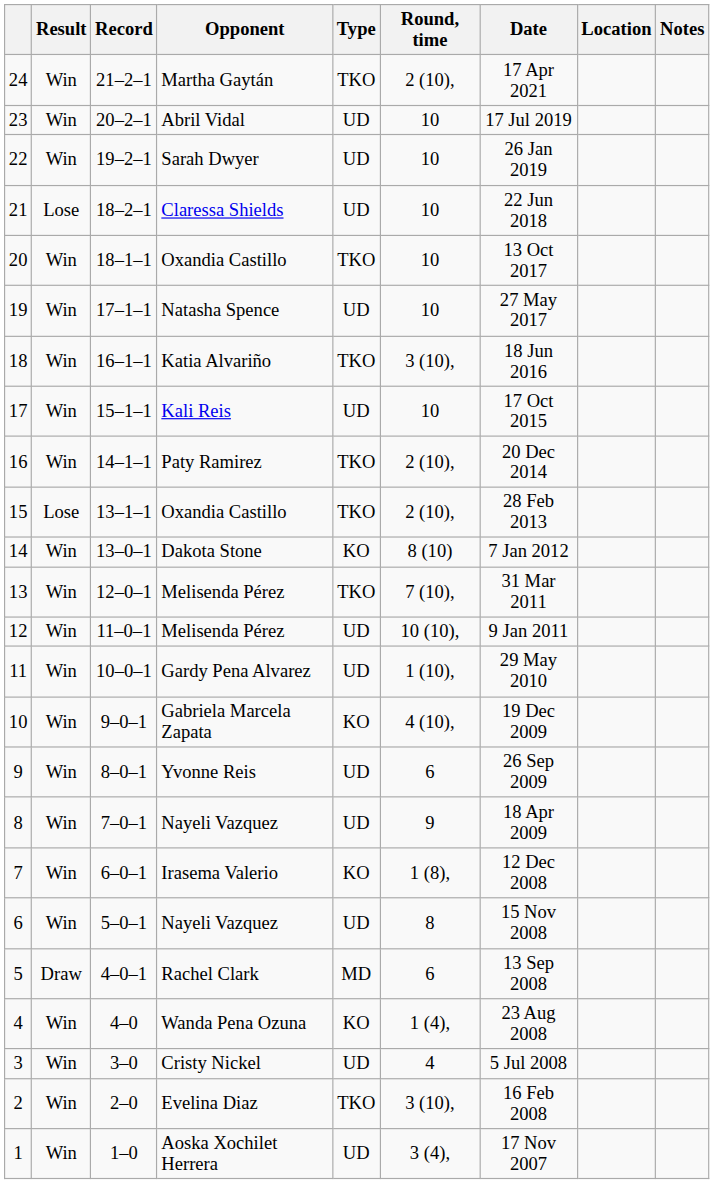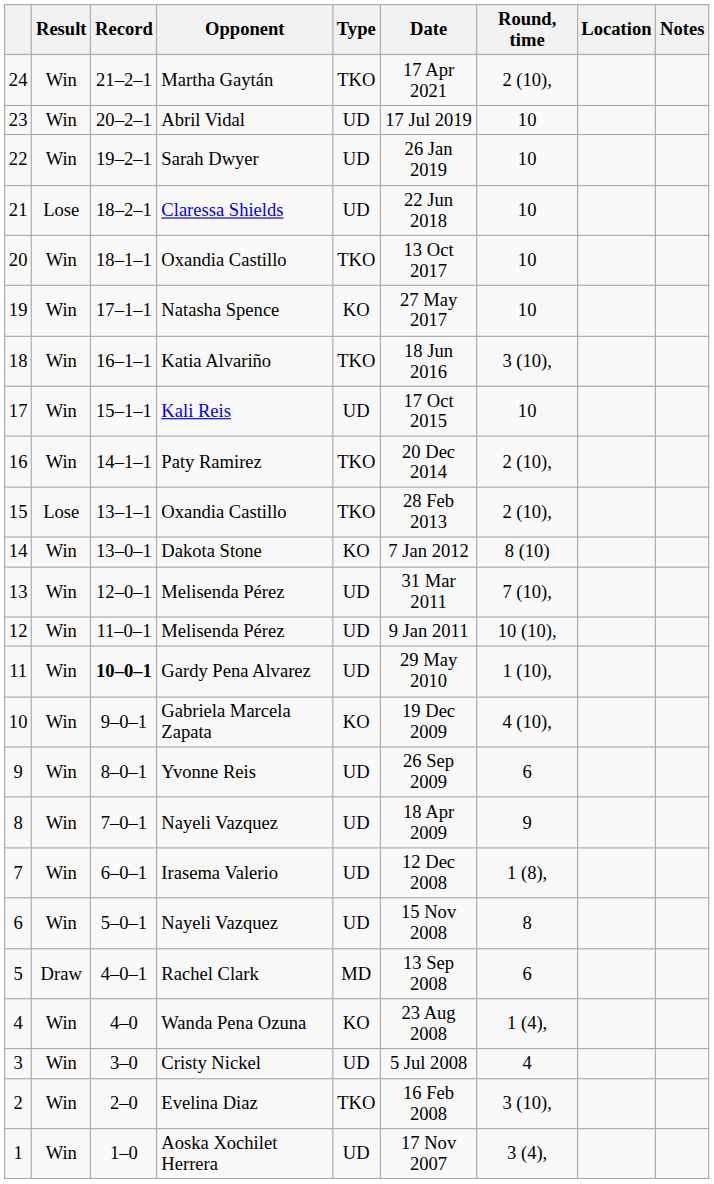columns swapped: (430, 29) <-> (528, 29)
(356, 310) UD -> (356, 310) KO
(356, 591) TKO -> (356, 591) UD
(124, 671) normal -> (124, 671) bold
(356, 872) KO -> (356, 872) UD
